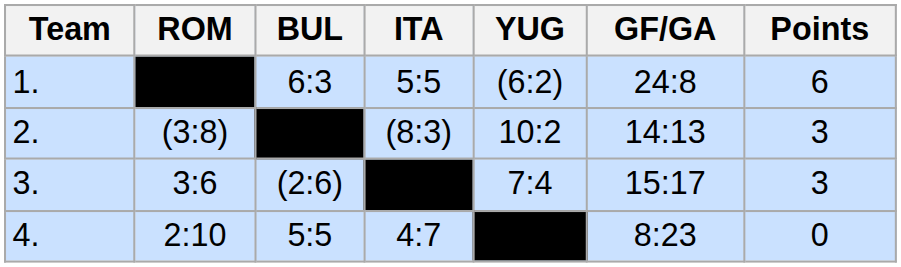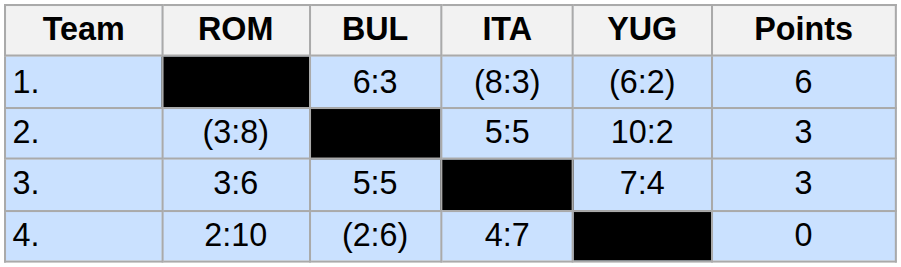- column: (665, 30)
(419, 81) 5:5 -> (507, 81) (8:3)
(419, 132) (8:3) -> (507, 132) 5:5
(310, 183) (2:6) -> (375, 183) 5:5
(310, 235) 5:5 -> (375, 235) (2:6)
